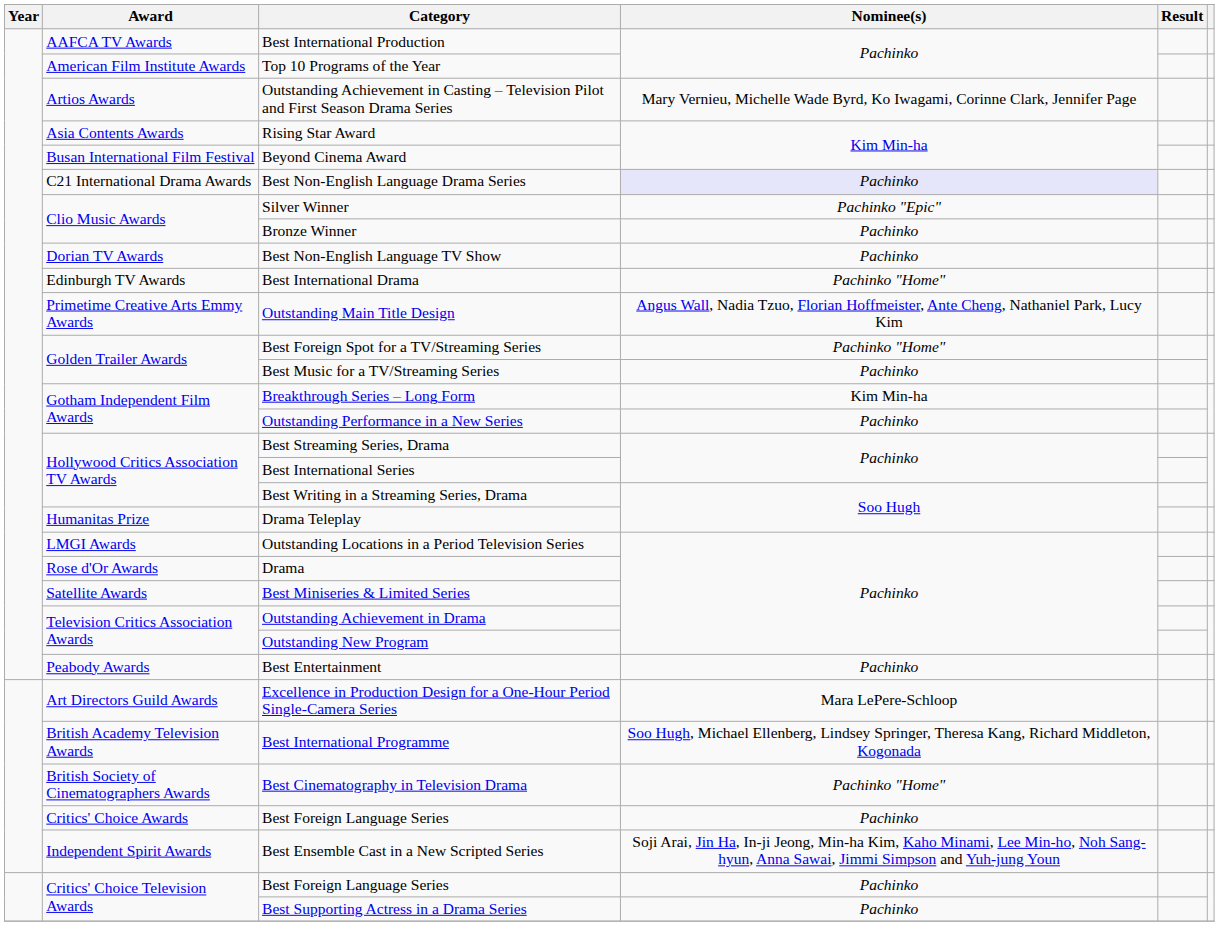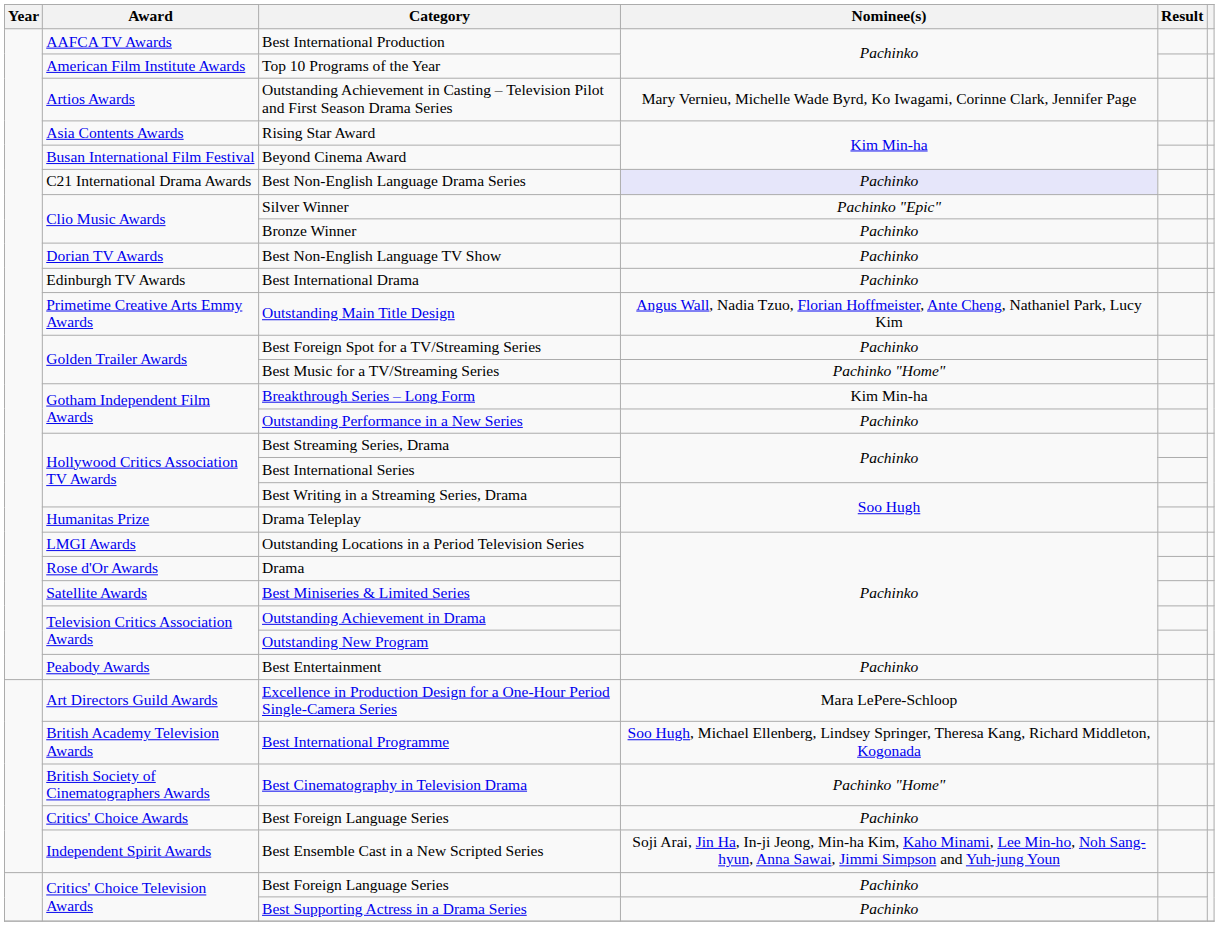(889, 280) Pachinko "Home" -> (889, 280) Pachinko
(889, 347) Pachinko "Home" -> (889, 347) Pachinko
(889, 371) Pachinko -> (889, 371) Pachinko "Home"
